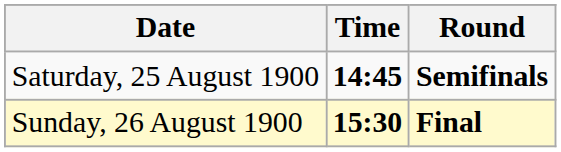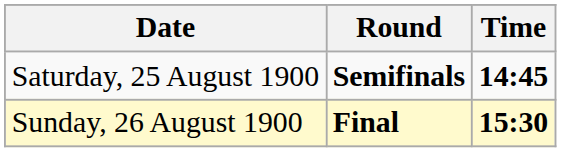columns swapped: (367, 28) <-> (482, 28)
